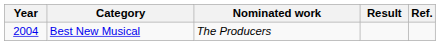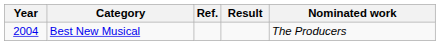columns swapped: (277, 13) <-> (422, 13)
